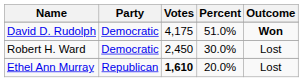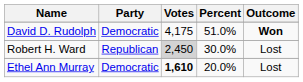(130, 49) Democratic -> (130, 49) Republican
(179, 49) no background -> (179, 49) lightgrey background
(130, 67) Republican -> (130, 67) Democratic
